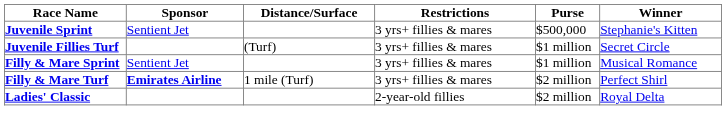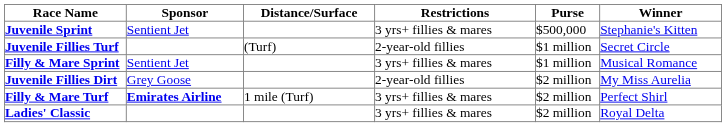(433, 46) 3 yrs+ fillies & mares -> (420, 46) 2-year-old fillies
+ row: (61, 79)
(420, 96) 2-year-old fillies -> (433, 113) 3 yrs+ fillies & mares
